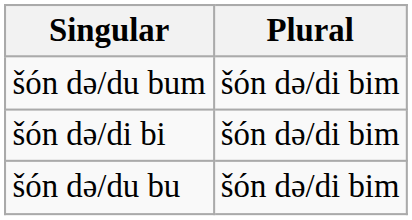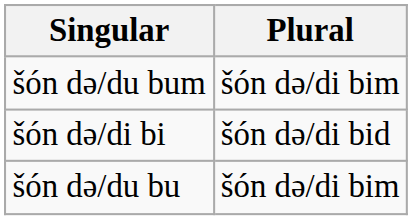(310, 134) šón də/di bim -> (306, 134) šón də/di bid
